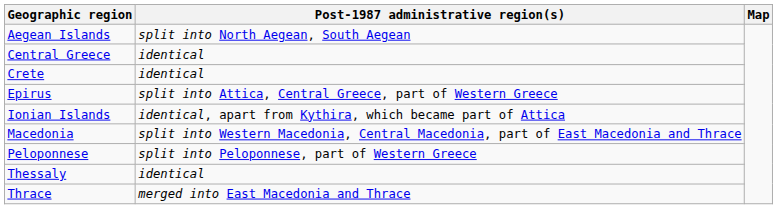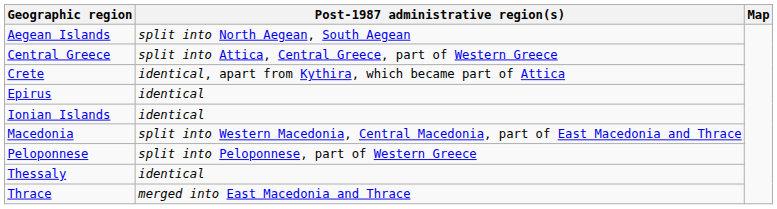(171, 54) identical -> (348, 54) split into Attica, Central Greece, part of Western Greece
(171, 74) identical -> (352, 74) identical, apart from Kythira, which became part of Attica
(348, 94) split into Attica, Central Greece, part of Western Greece -> (171, 94) identical
(352, 114) identical, apart from Kythira, which became part of Attica -> (171, 114) identical
